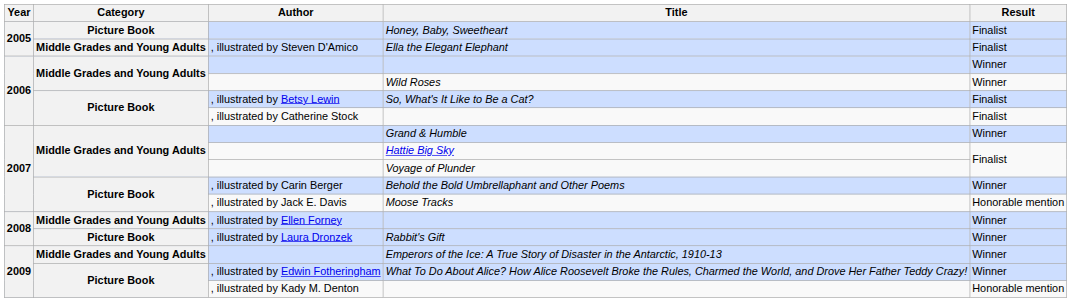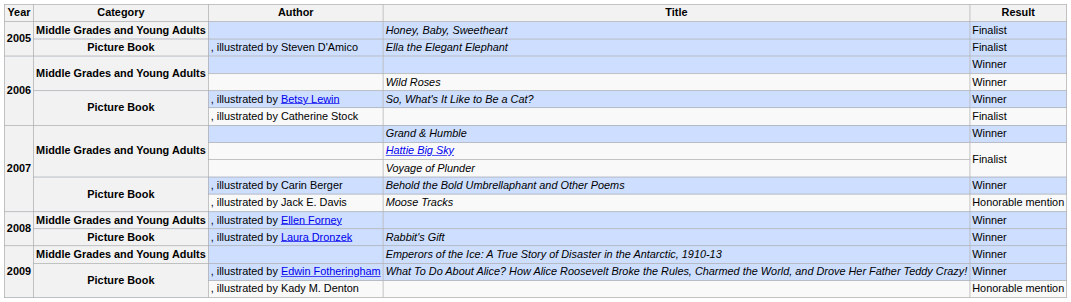(121, 30) Picture Book -> (121, 30) Middle Grades and Young Adults
(121, 47) Middle Grades and Young Adults -> (121, 47) Picture Book
(989, 99) Finalist -> (989, 99) Winner
